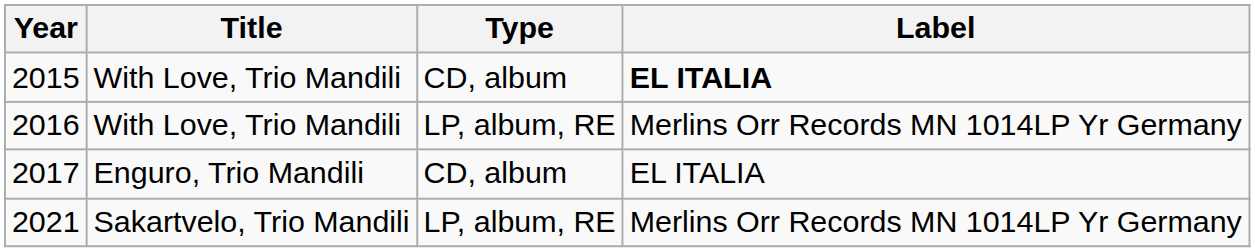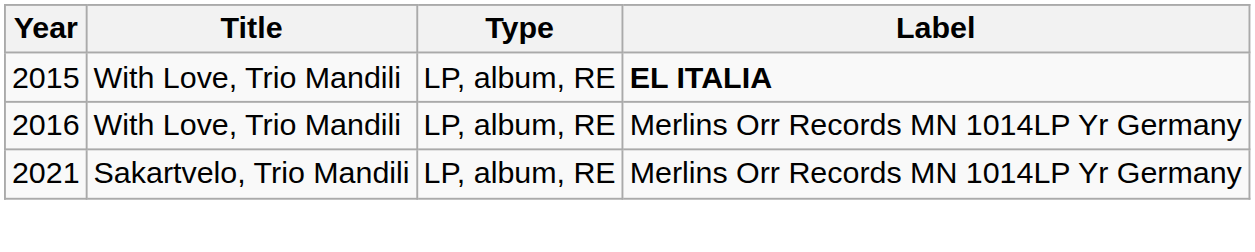(495, 76) CD, album -> (520, 76) LP, album, RE
- row: (46, 173)
